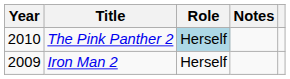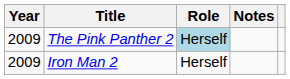(24, 39) 2010 -> (24, 39) 2009
